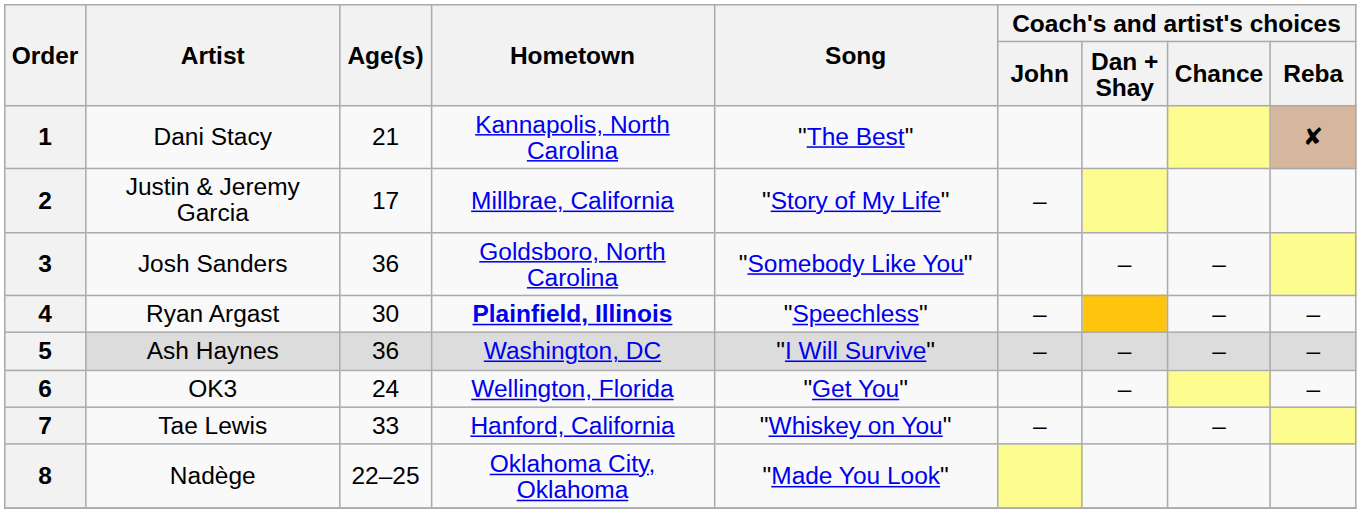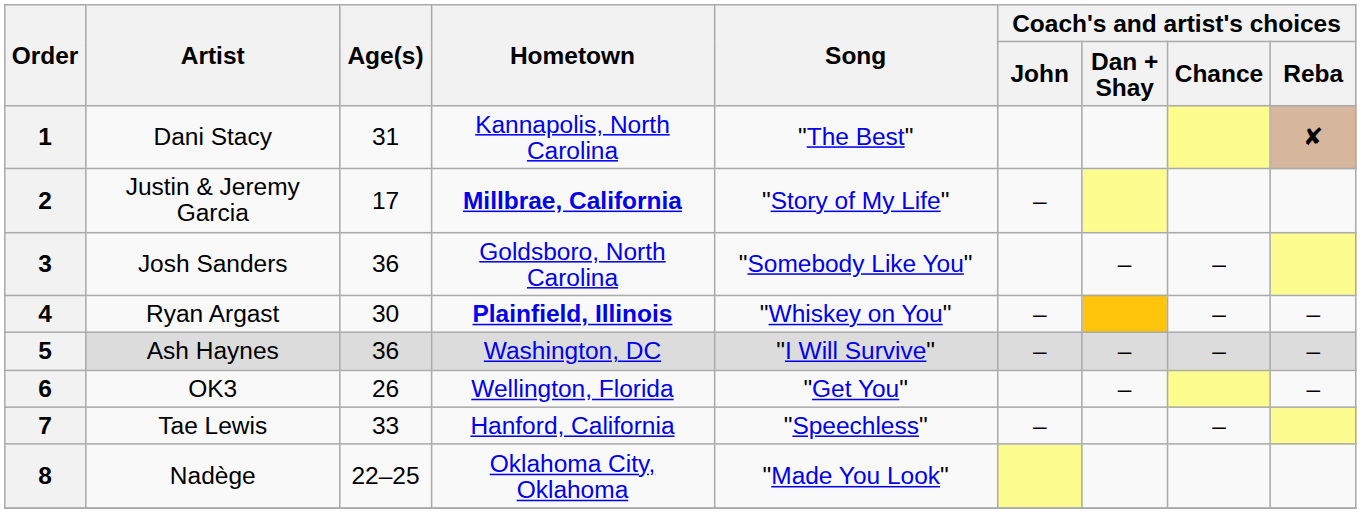(386, 137) 21 -> (386, 137) 31
(572, 200) normal -> (572, 200) bold
(856, 314) "Speechless" -> (856, 314) "Whiskey on You"
(386, 389) 24 -> (386, 389) 26
(856, 426) "Whiskey on You" -> (856, 426) "Speechless"
